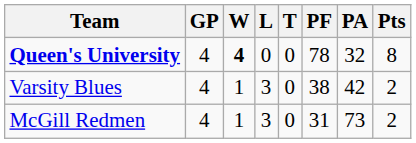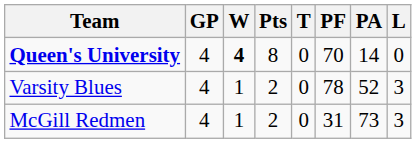columns swapped: (266, 21) <-> (392, 21)
(319, 54) 78 -> (333, 54) 70
(355, 54) 32 -> (369, 54) 14
(319, 87) 38 -> (333, 87) 78
(355, 87) 42 -> (369, 87) 52
